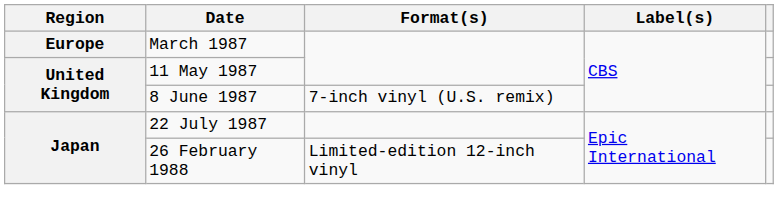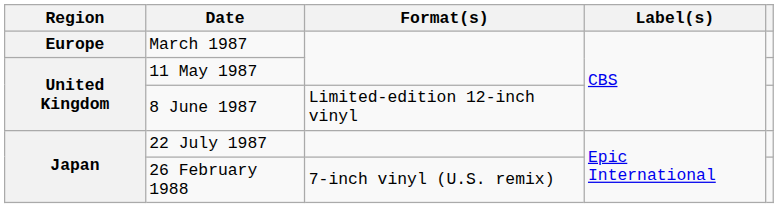(432, 98) 7-inch vinyl (U.S. remix) -> (422, 108) Limited-edition 12-inch vinyl
(422, 161) Limited-edition 12-inch vinyl -> (432, 180) 7-inch vinyl (U.S. remix)
